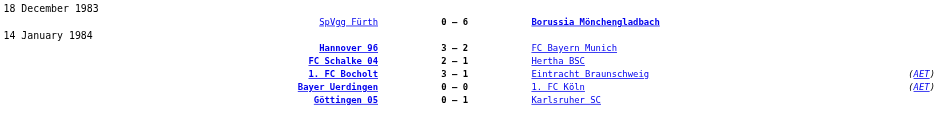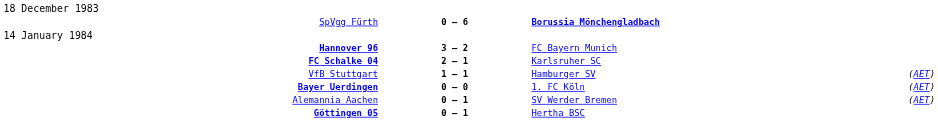(558, 61) Hertha BSC -> (566, 61) Karlsruher SC
- row: (343, 74)
+ row: (343, 74)
+ row: (335, 100)
(566, 100) Karlsruher SC -> (558, 113) Hertha BSC
